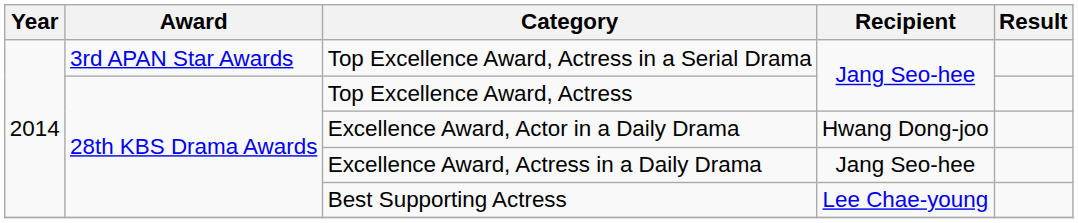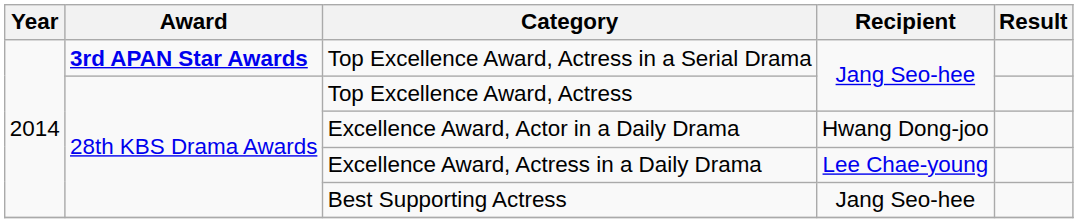(182, 57) normal -> (189, 57) bold
(905, 164) Jang Seo-hee -> (905, 164) Lee Chae-young
(905, 199) Lee Chae-young -> (905, 199) Jang Seo-hee
